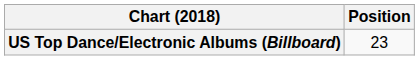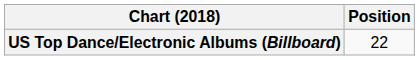(379, 42) 23 -> (379, 42) 22
